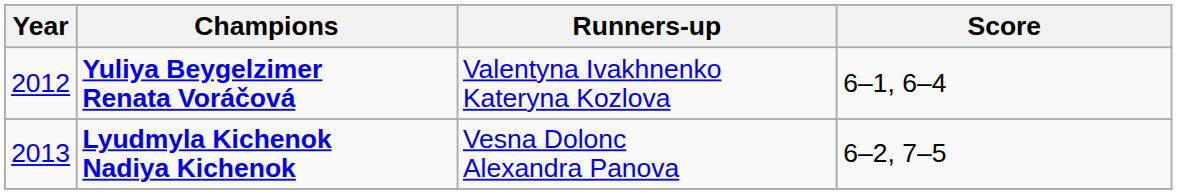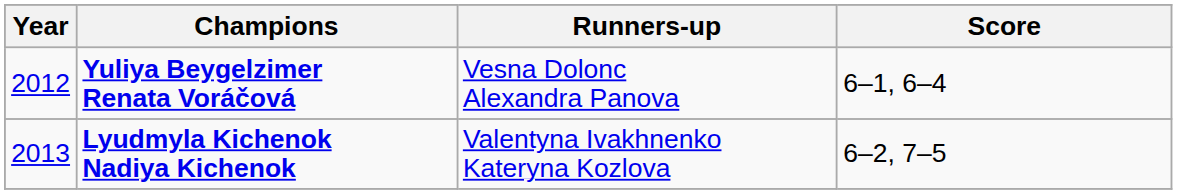(592, 83) Valentyna Ivakhnenko Kateryna Kozlova -> (571, 83) Vesna Dolonc Alexandra Panova
(571, 154) Vesna Dolonc Alexandra Panova -> (592, 154) Valentyna Ivakhnenko Kateryna Kozlova
